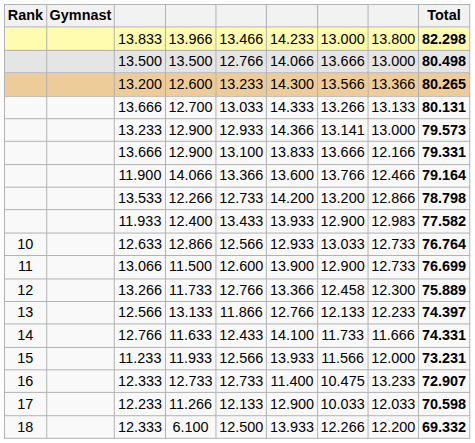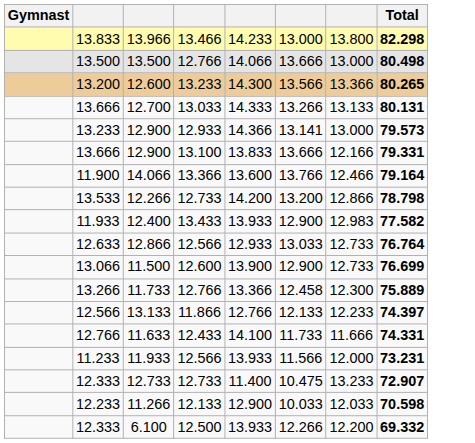- column: (25, 15)
